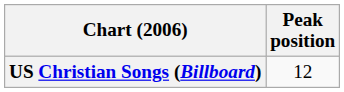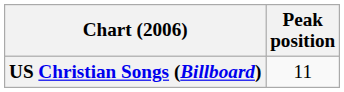(303, 71) 12 -> (303, 71) 11
